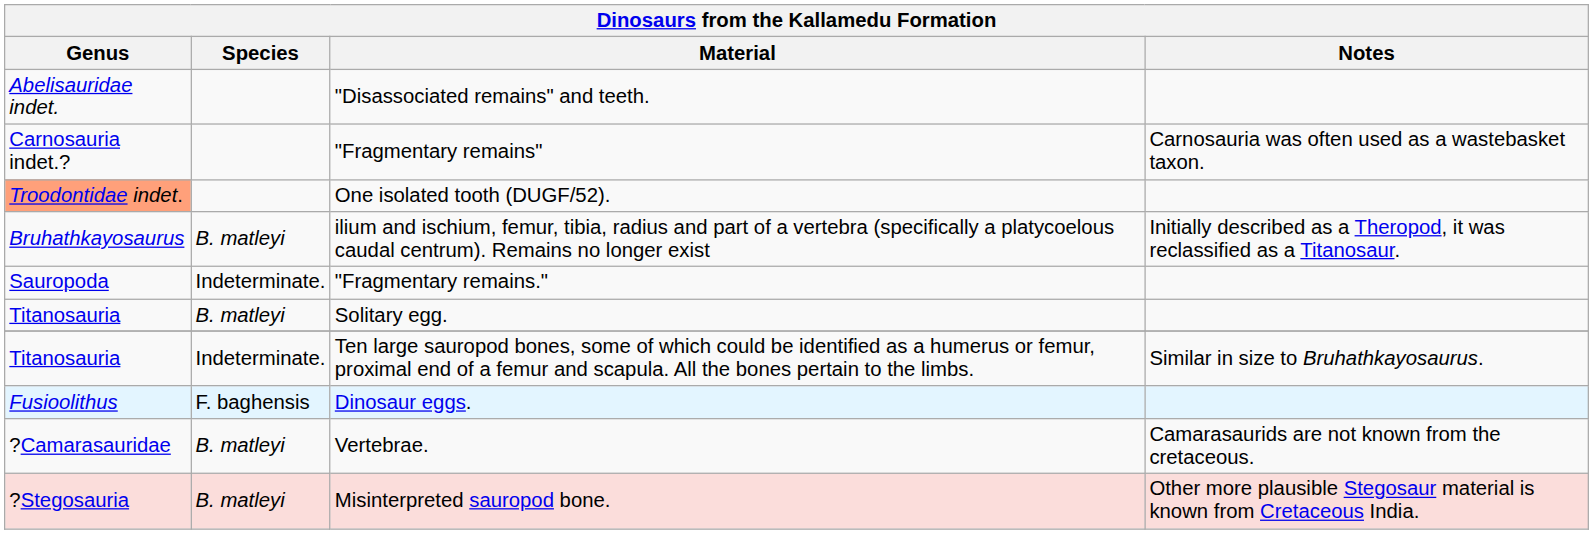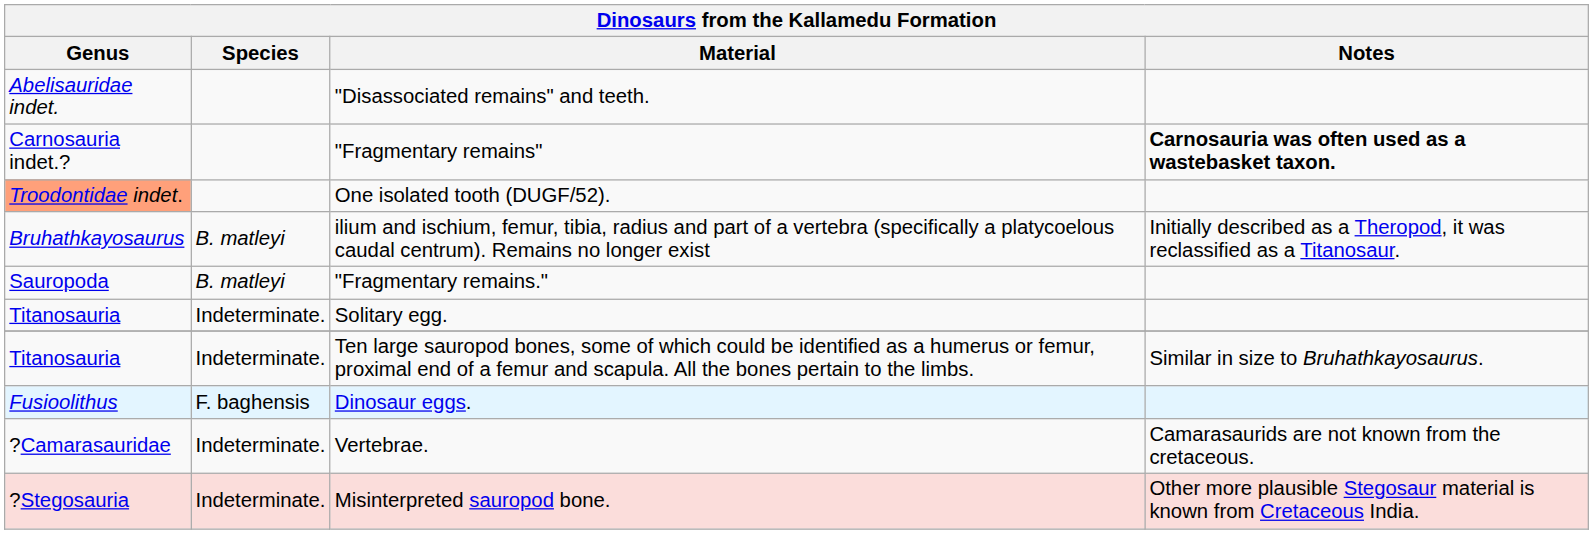(1357, 151) normal -> (1307, 151) bold
(261, 282) Indeterminate. -> (240, 282) B. matleyi
(240, 314) B. matleyi -> (261, 314) Indeterminate.
(240, 445) B. matleyi -> (261, 445) Indeterminate.
(240, 500) B. matleyi -> (261, 500) Indeterminate.
